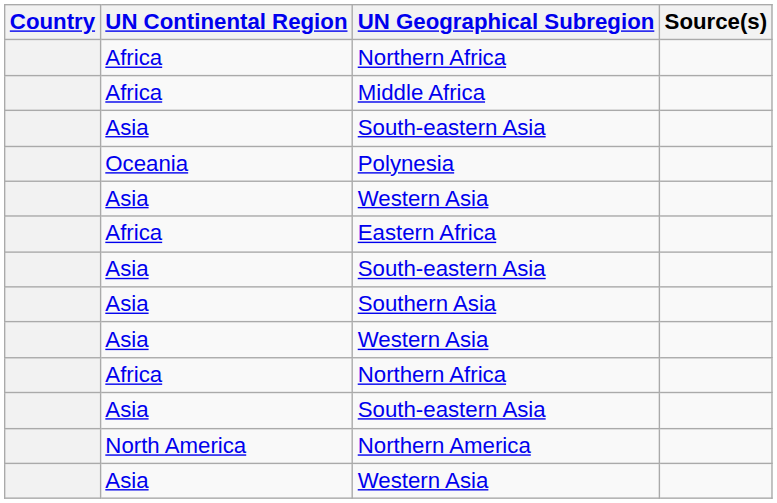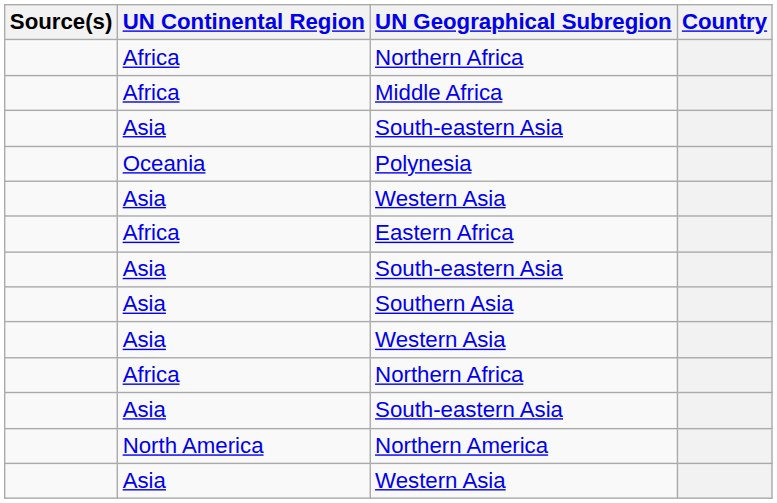columns swapped: (52, 22) <-> (716, 22)
